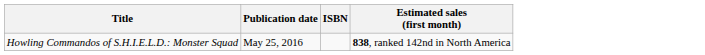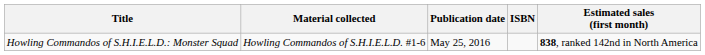+ column: (334, 19)
